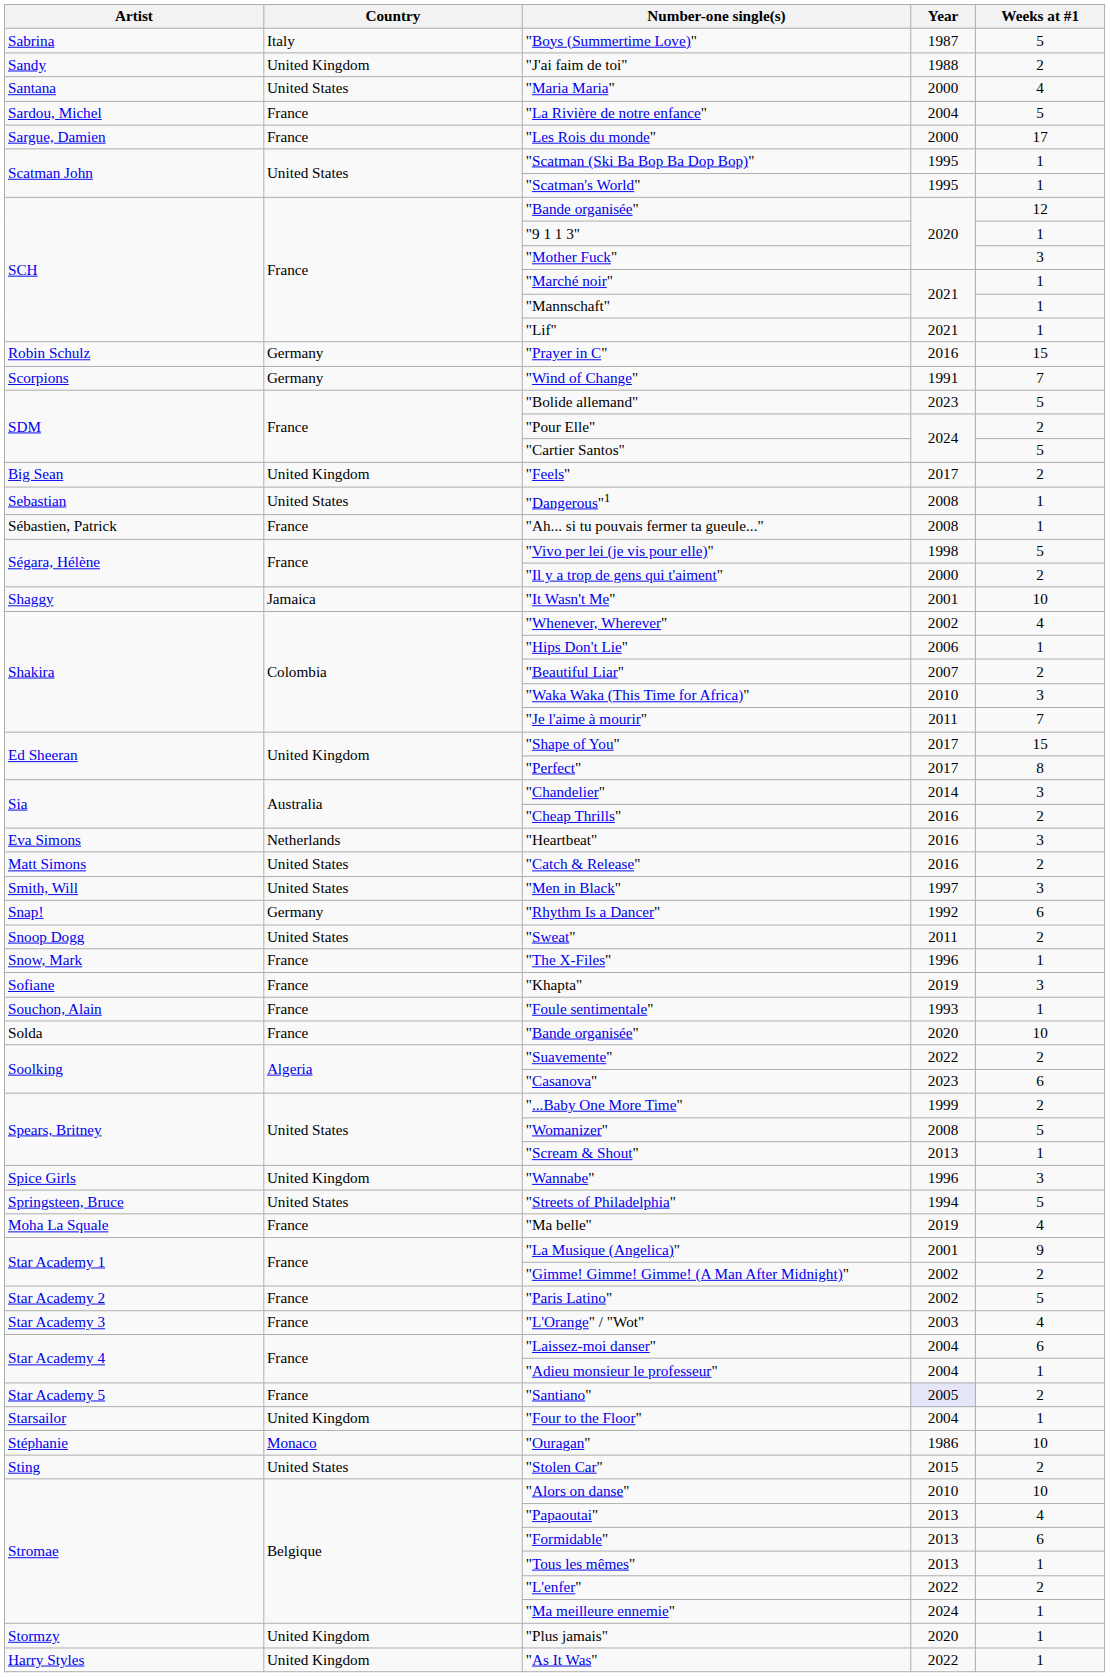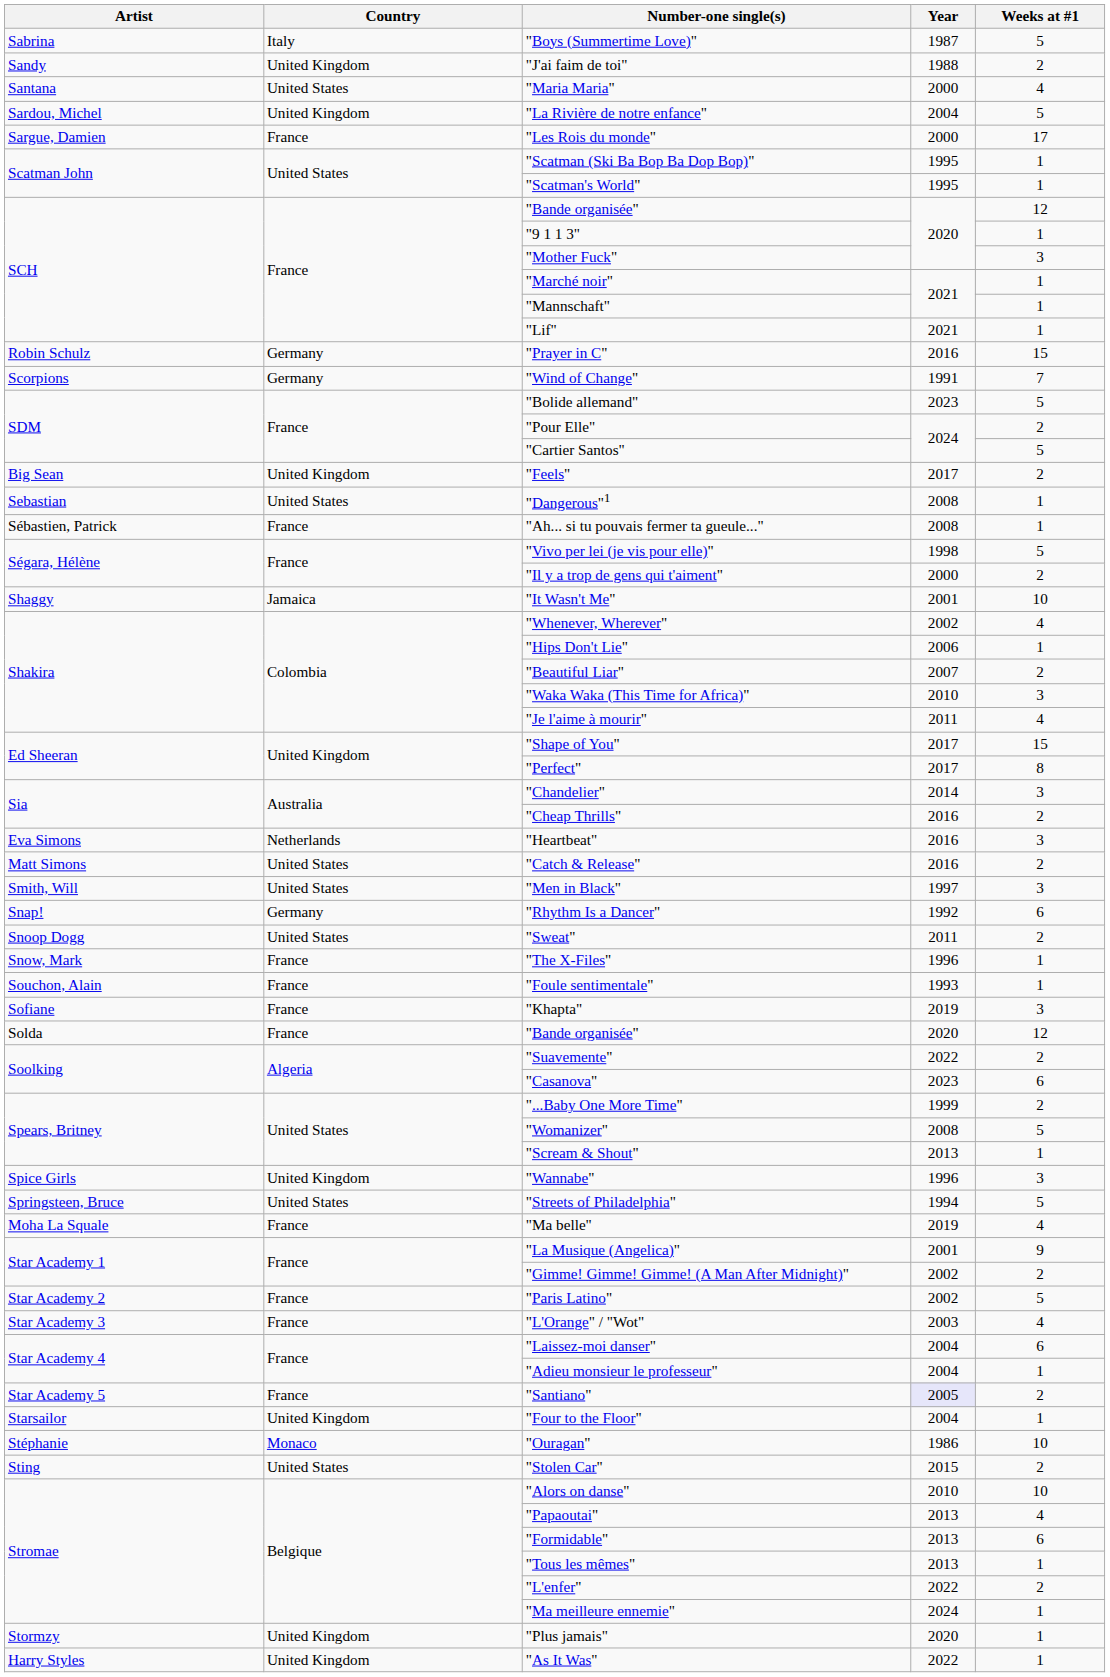(288, 112) France -> (318, 112) United Kingdom
(1040, 719) 7 -> (1040, 719) 4
rows swapped: (31, 984) <-> (55, 1009)
(1040, 1033) 10 -> (1040, 1033) 12
